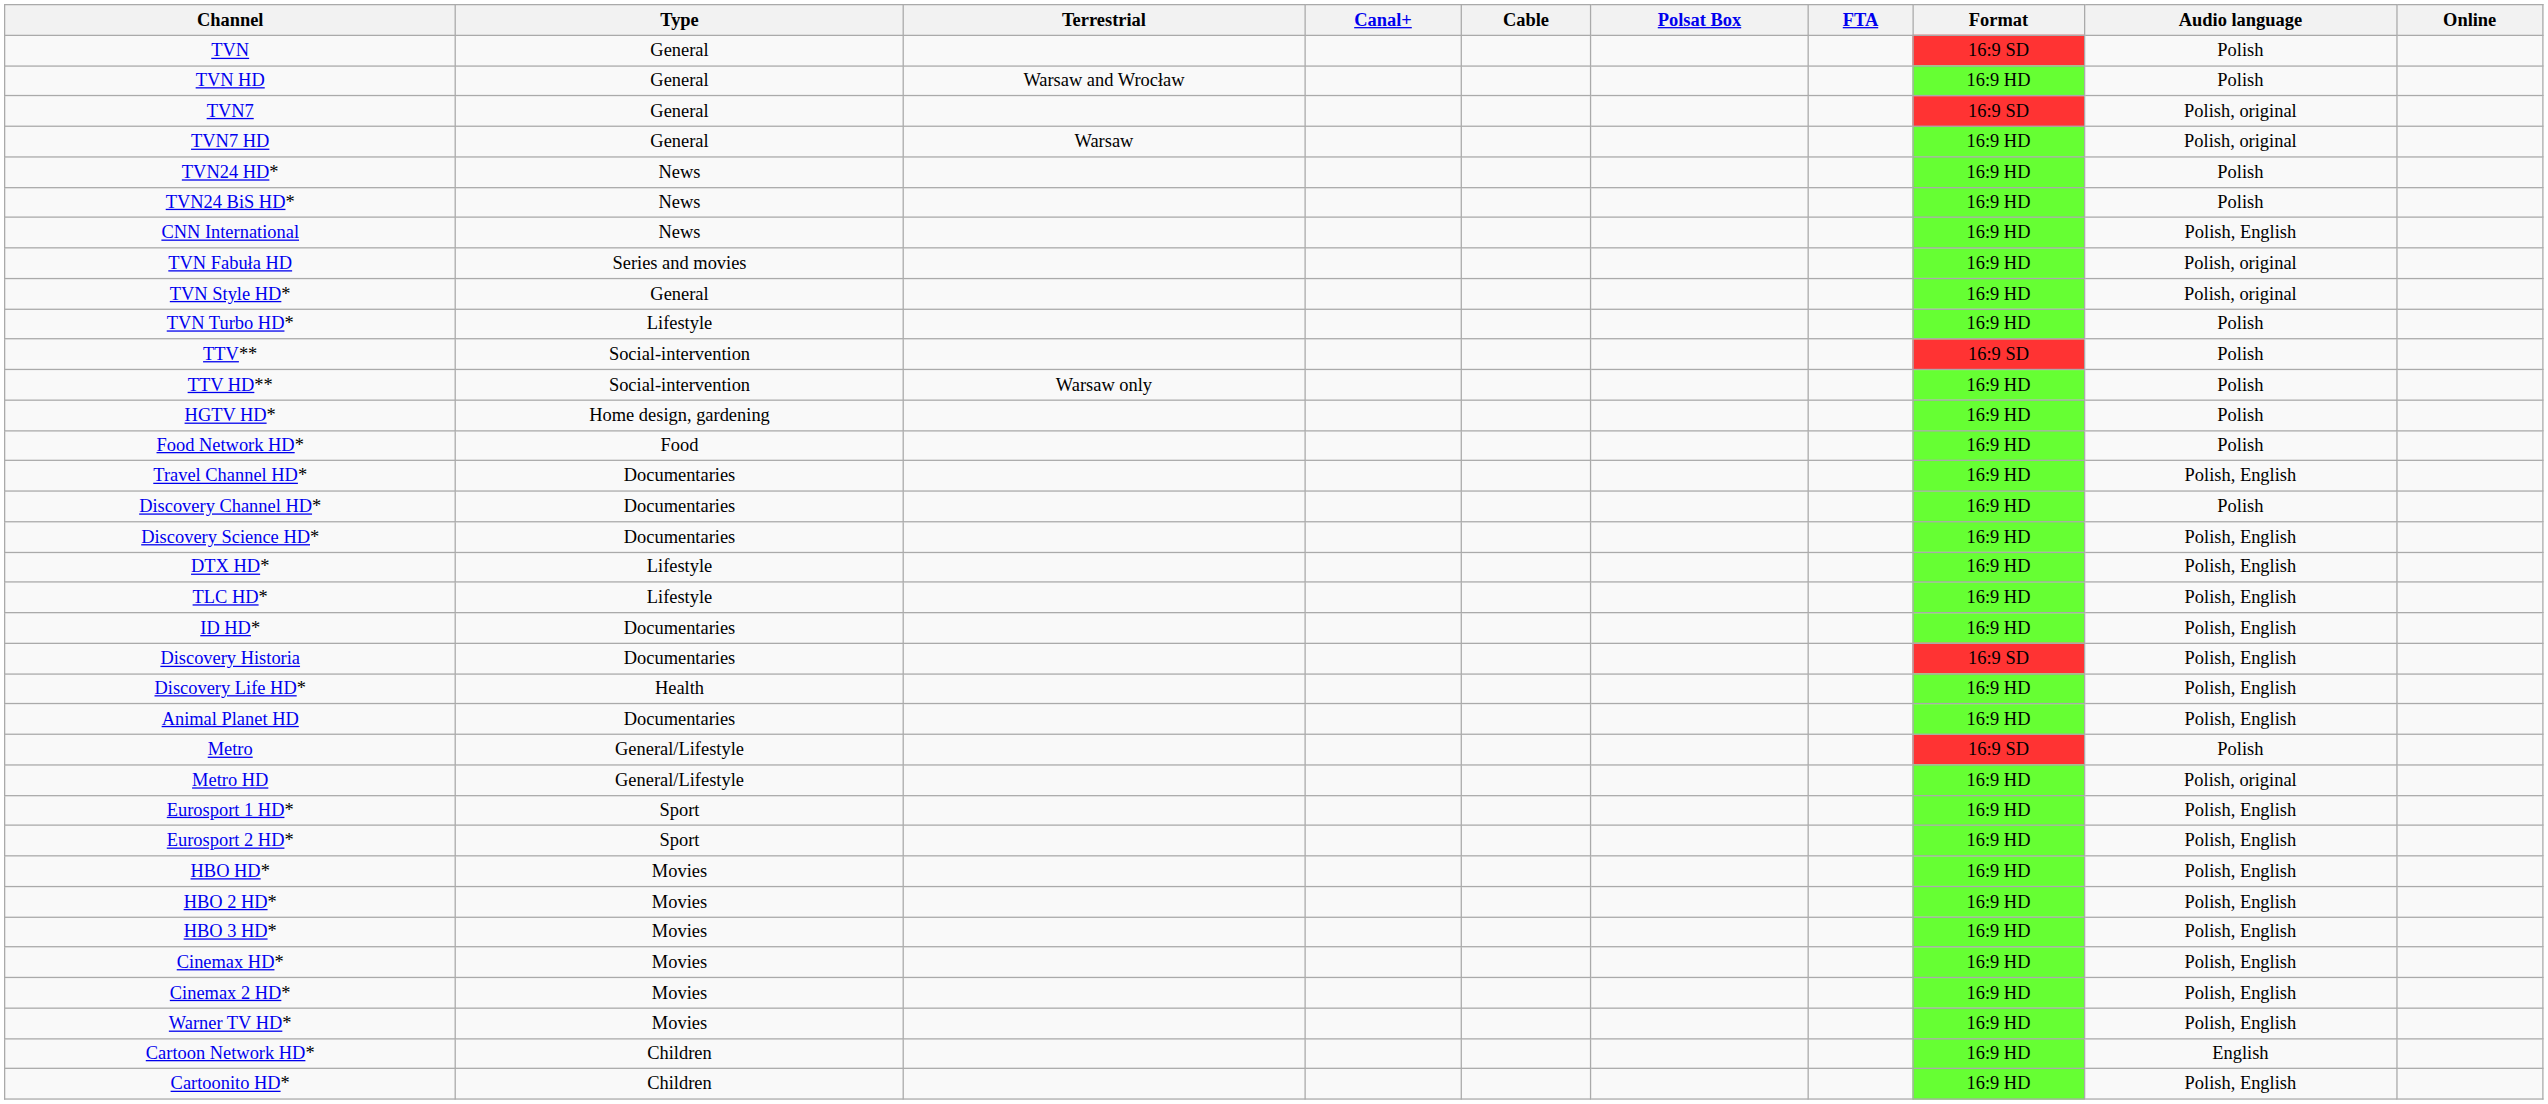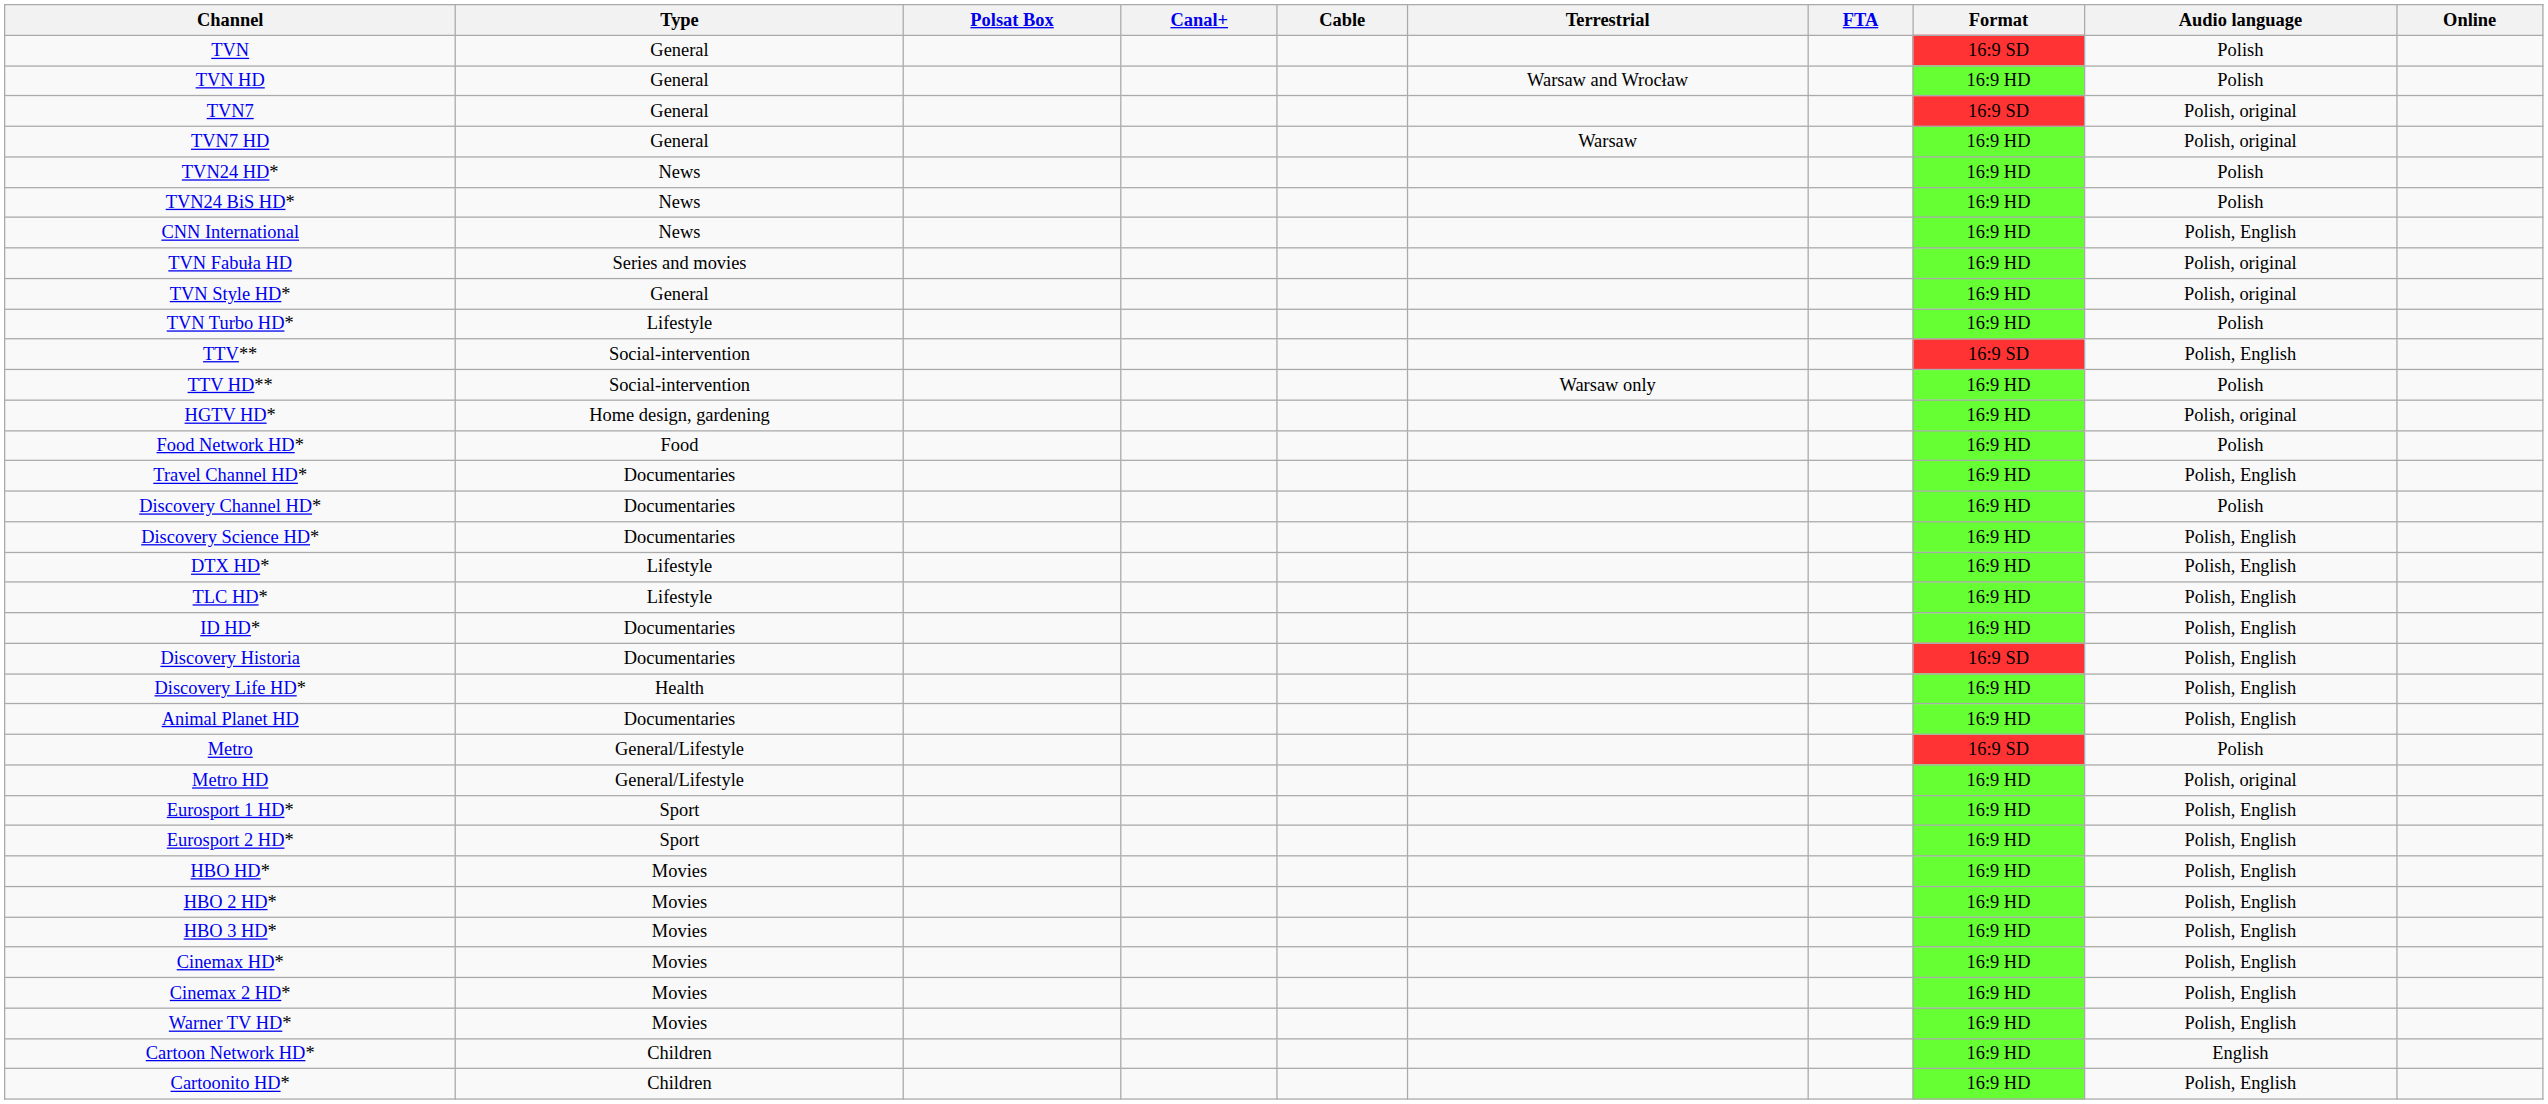columns swapped: (1699, 20) <-> (1104, 20)
(2240, 354) Polish -> (2240, 354) Polish, English
(2240, 415) Polish -> (2240, 415) Polish, original
